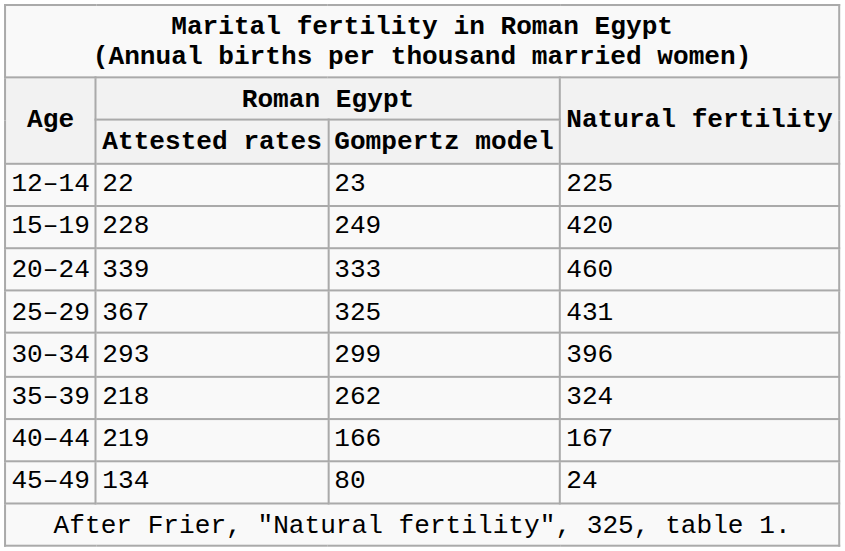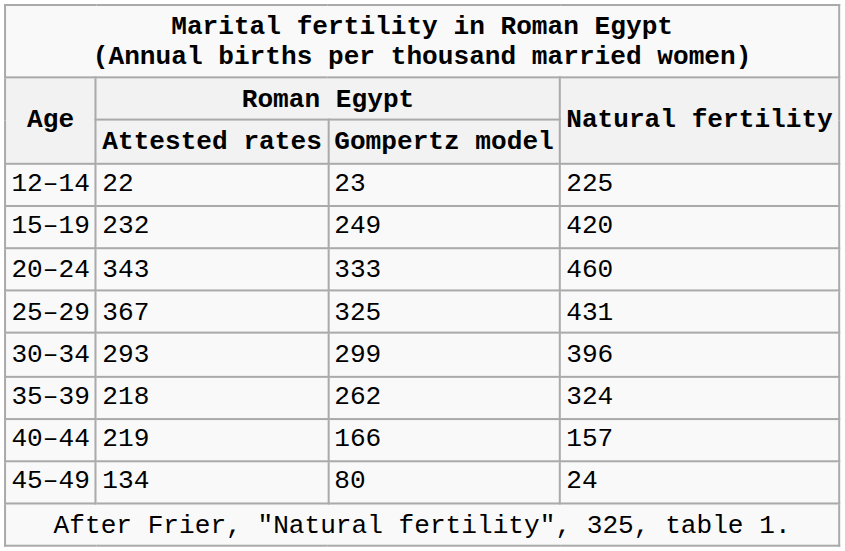(126, 227) 228 -> (126, 227) 232
(126, 269) 339 -> (126, 269) 343
(590, 440) 167 -> (590, 440) 157
